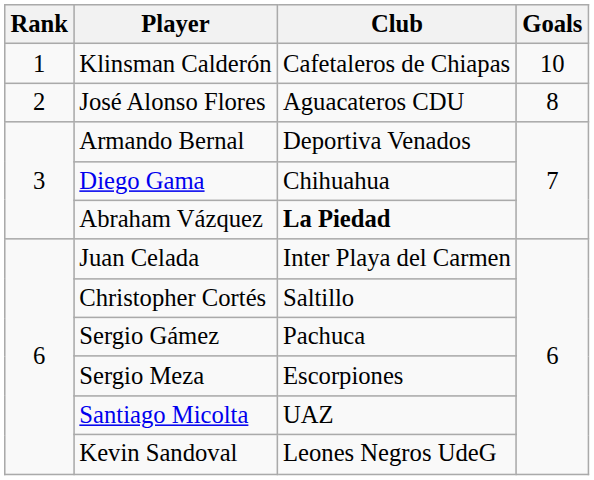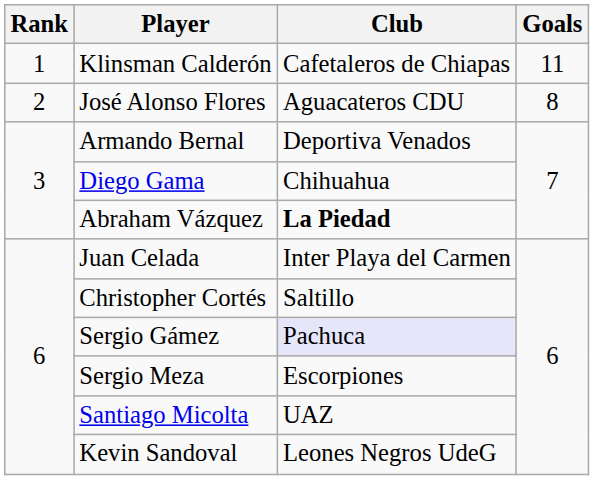(552, 63) 10 -> (552, 63) 11
(324, 336) no background -> (324, 336) lavender background
